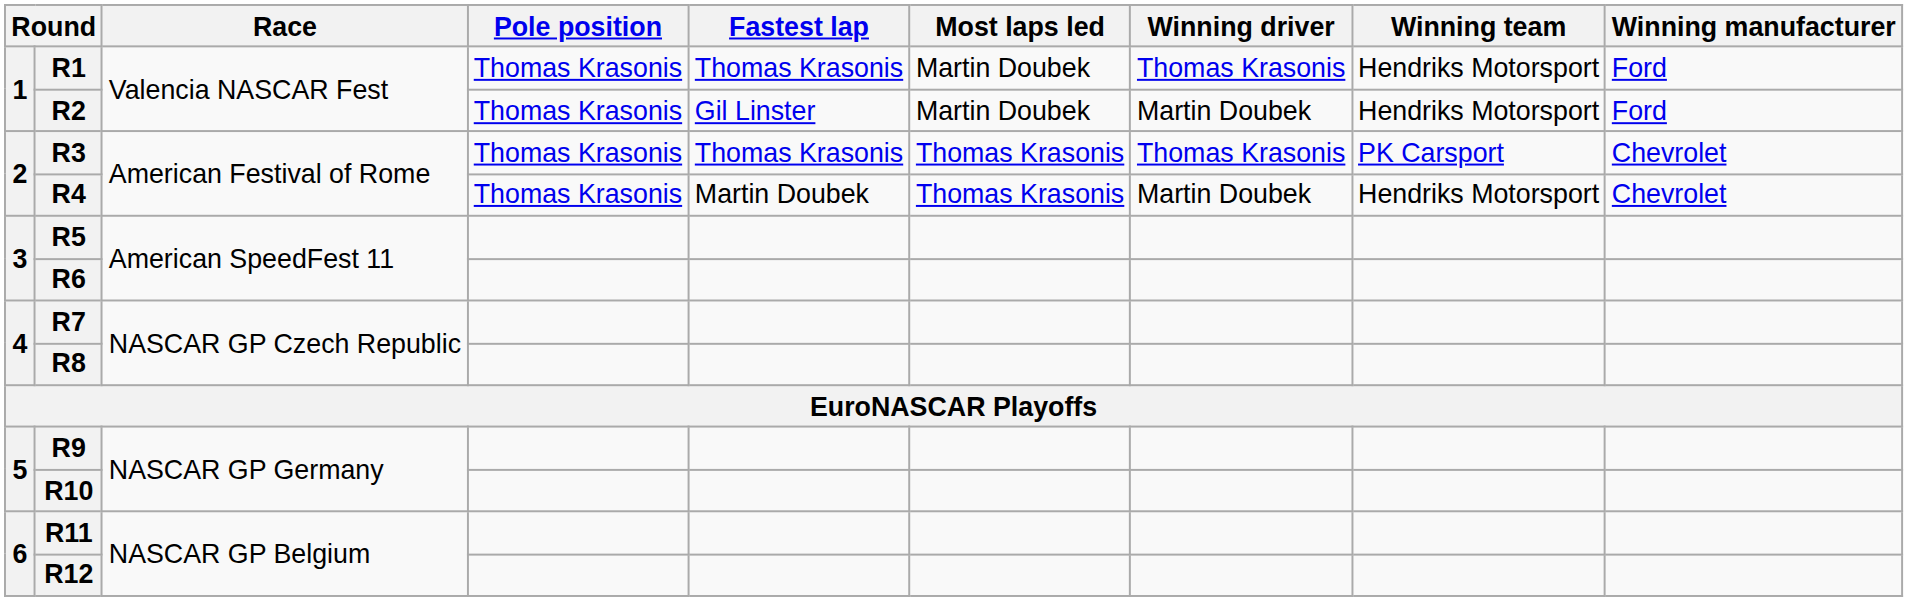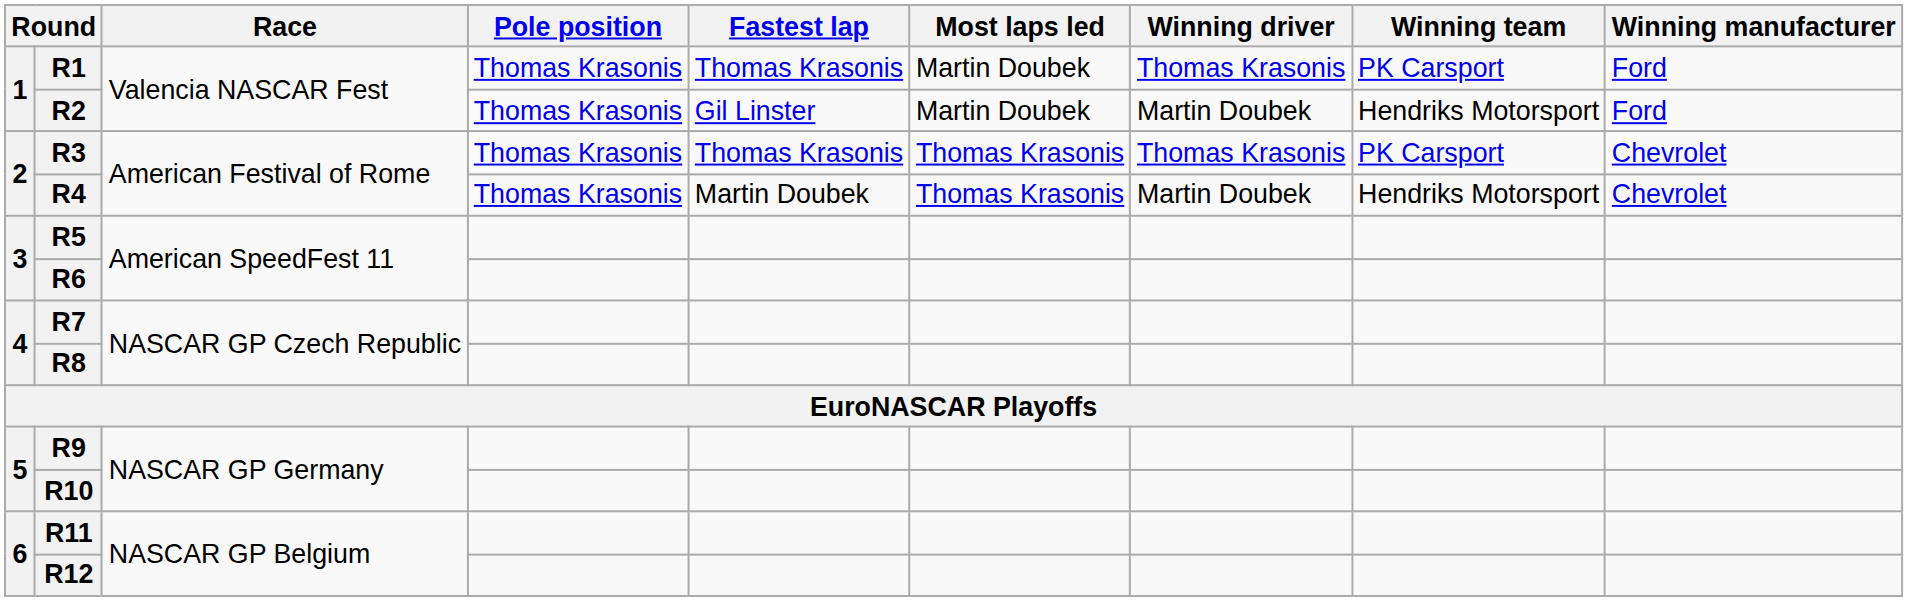(1479, 68) Hendriks Motorsport -> (1431, 68) PK Carsport
